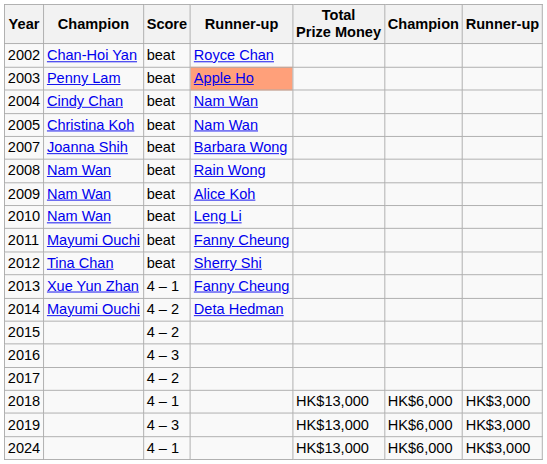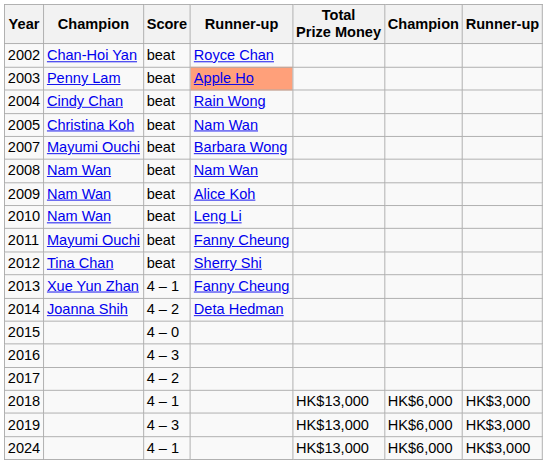(226, 101) Nam Wan -> (230, 101) Rain Wong
(87, 147) Joanna Shih -> (93, 147) Mayumi Ouchi
(230, 170) Rain Wong -> (226, 170) Nam Wan
(93, 309) Mayumi Ouchi -> (87, 309) Joanna Shih
(163, 332) 4 – 2 -> (163, 332) 4 – 0
